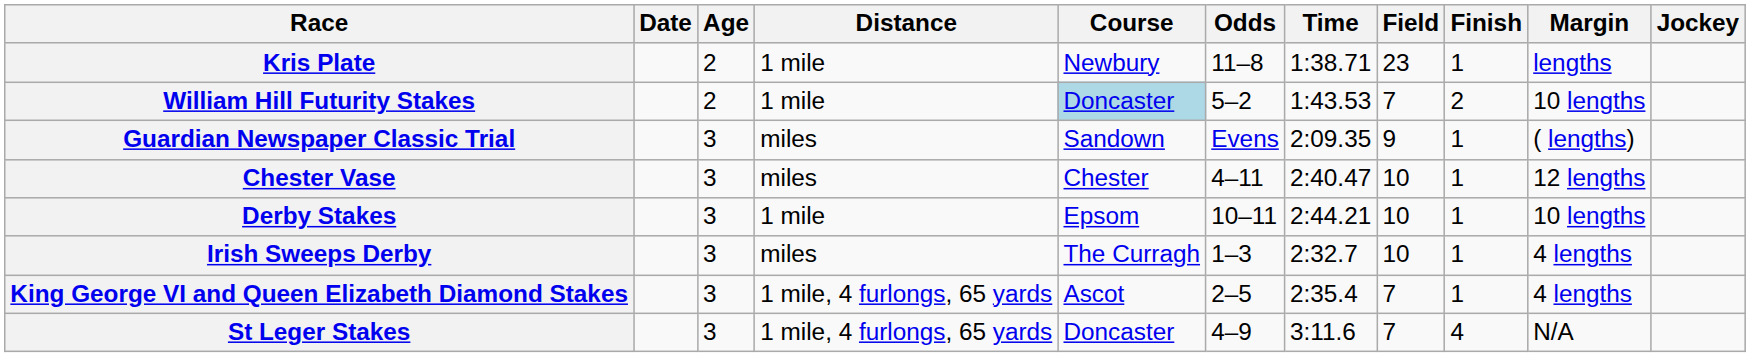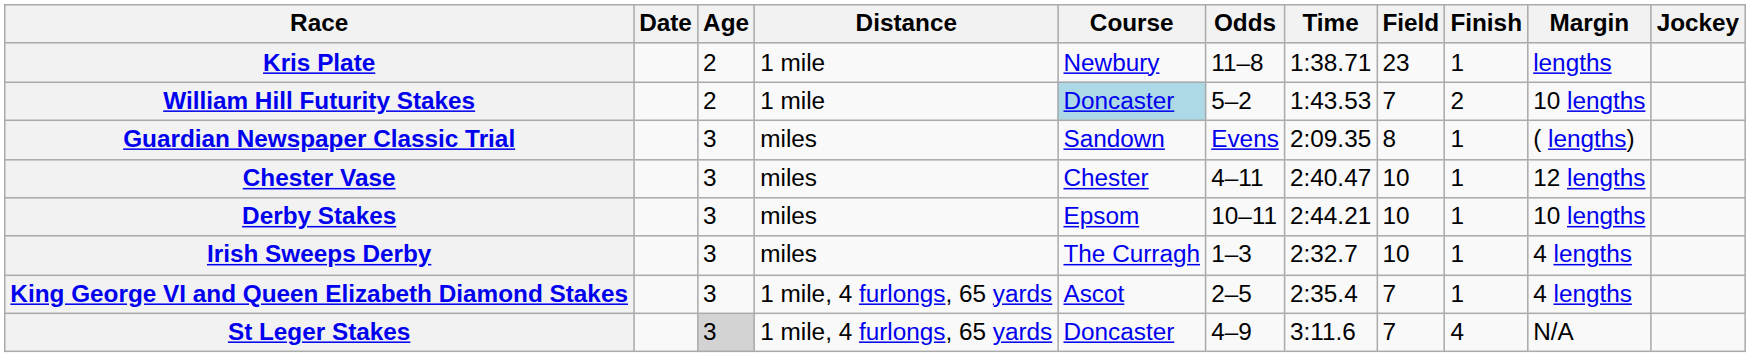(1389, 139) 9 -> (1389, 139) 8
(793, 216) 1 mile -> (789, 216) miles
(710, 332) no background -> (710, 332) lightgrey background
